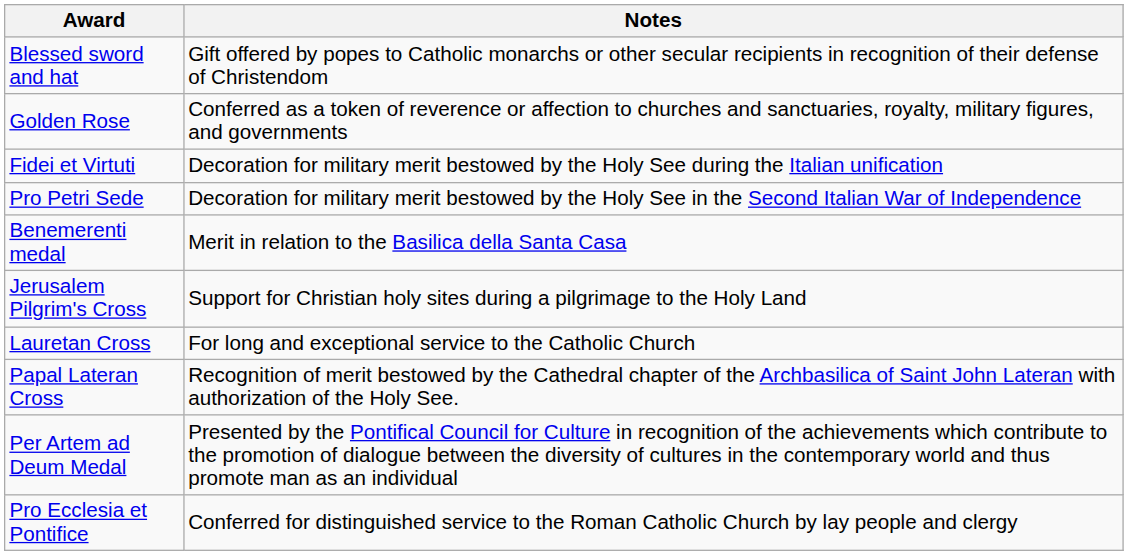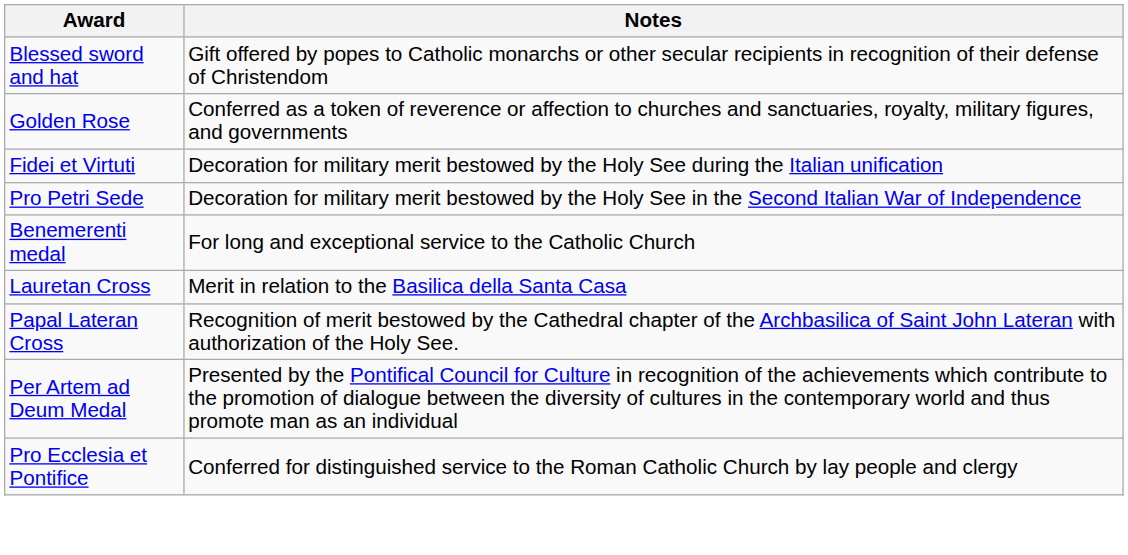(407, 242) Merit in relation to the Basilica della Santa Casa -> (442, 242) For long and exceptional service to the Catholic Church
- row: (78, 298)
(442, 342) For long and exceptional service to the Catholic Church -> (407, 286) Merit in relation to the Basilica della Santa Casa
